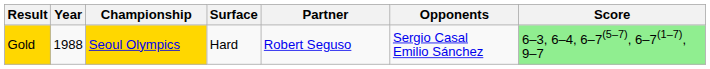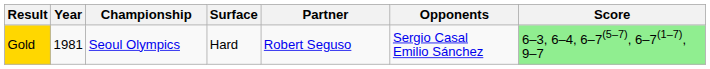(68, 44) 1988 -> (68, 44) 1981
(134, 44) gold background -> (134, 44) no background
